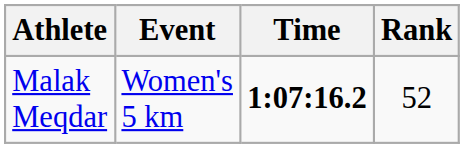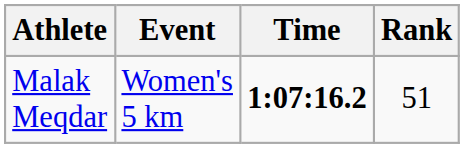(417, 98) 52 -> (417, 98) 51
